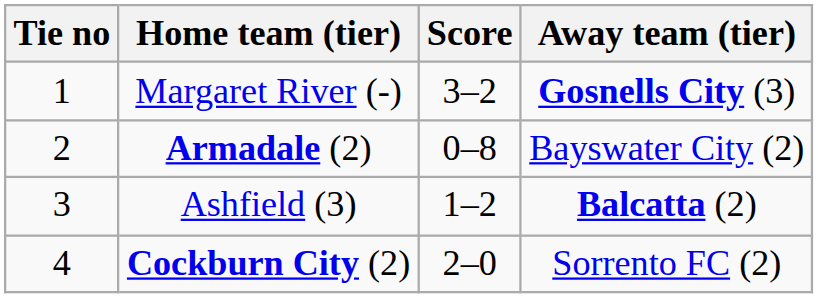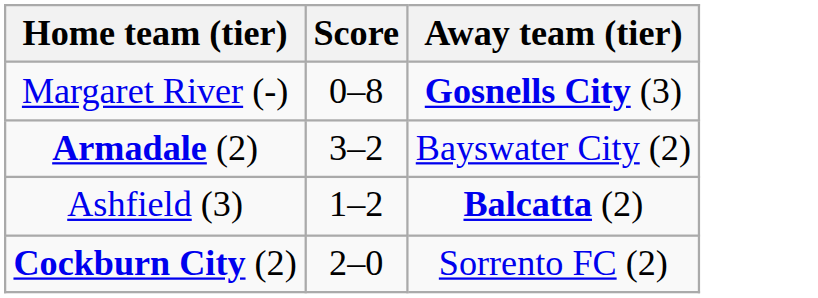- column: (62, 33)
(470, 90) 3–2 -> (356, 90) 0–8
(470, 147) 0–8 -> (356, 147) 3–2
